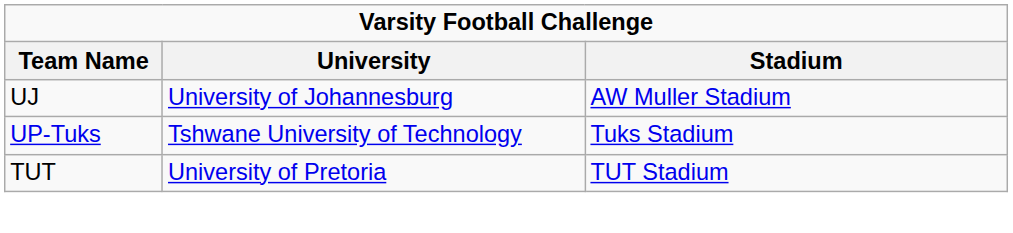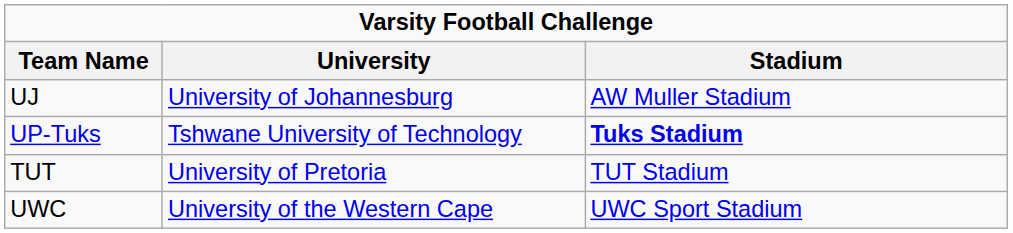(662, 135) normal -> (667, 135) bold
+ row: (38, 209)
